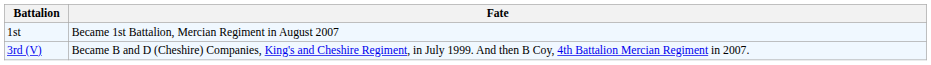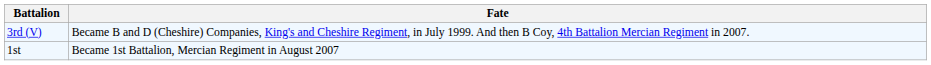rows swapped: (14, 32) <-> (24, 50)
